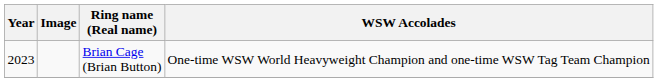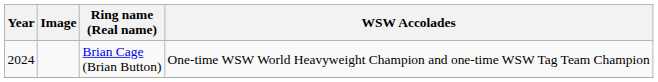(21, 59) 2023 -> (21, 59) 2024
